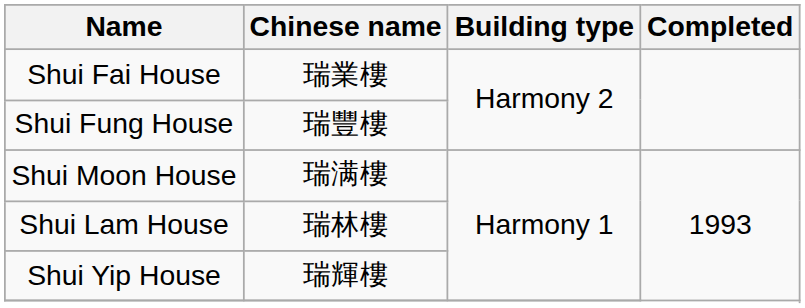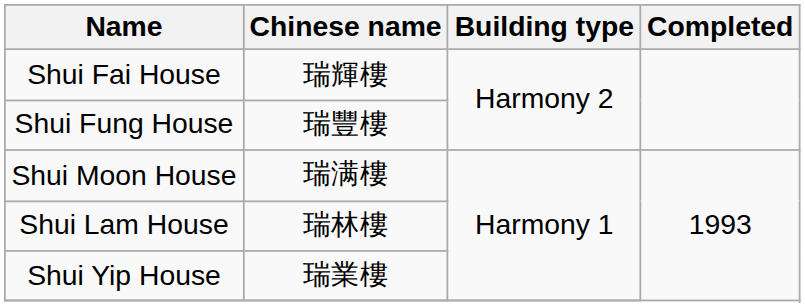(346, 73) 瑞業樓 -> (346, 73) 瑞輝樓
(346, 274) 瑞輝樓 -> (346, 274) 瑞業樓
